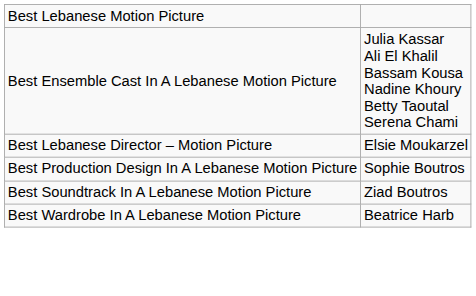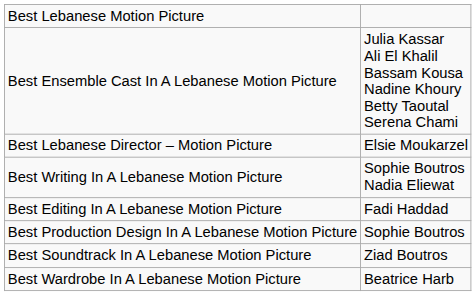+ row: (145, 177)
+ row: (145, 208)
